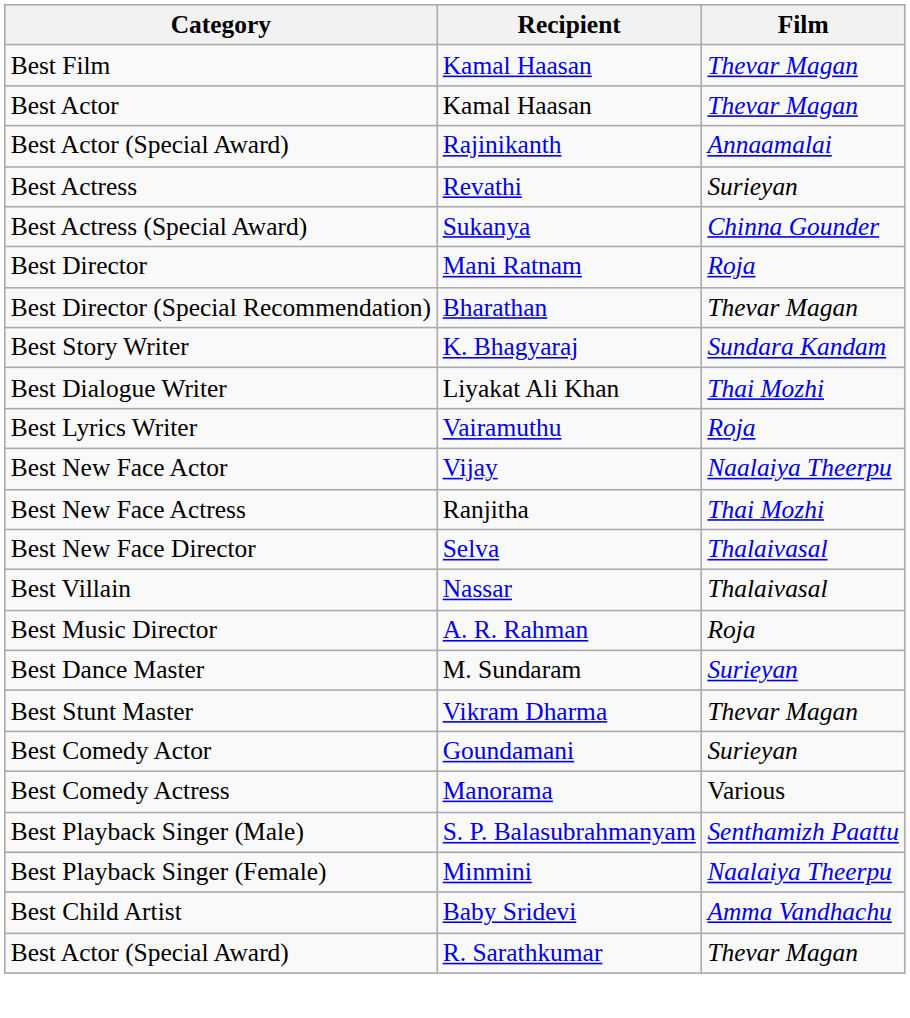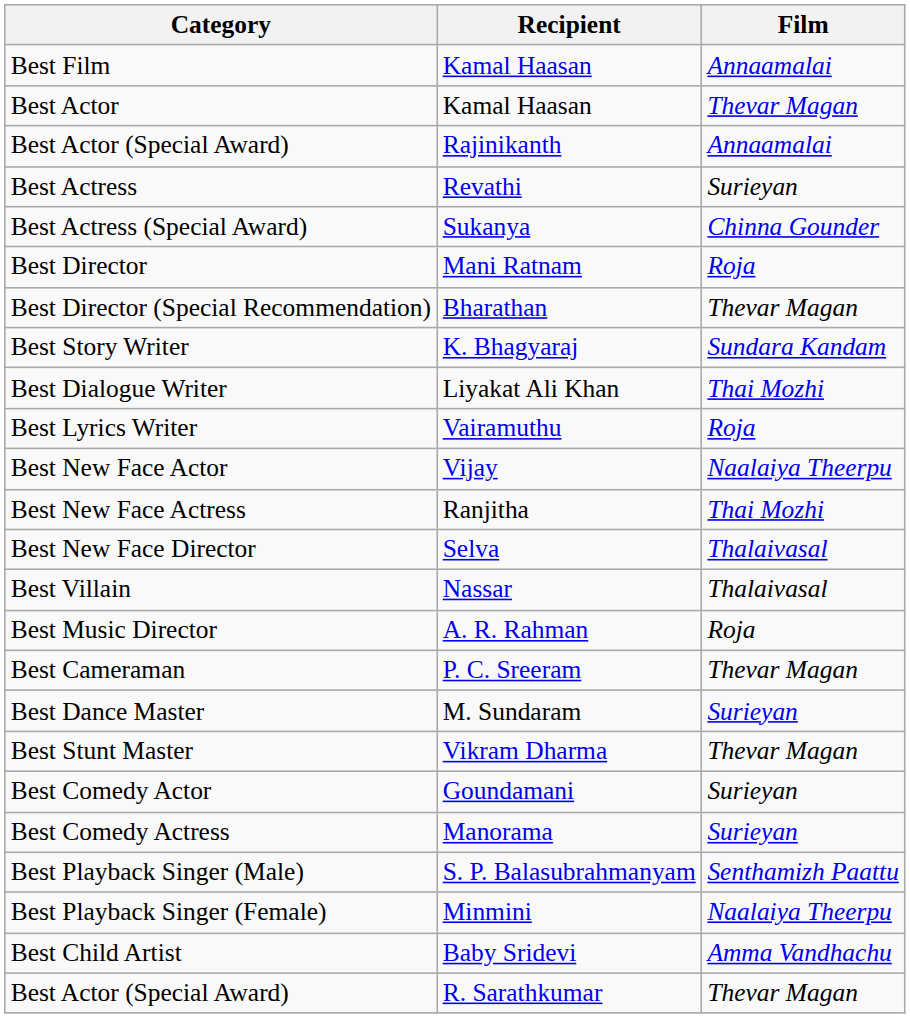(783, 65) Thevar Magan -> (770, 65) Annaamalai
+ row: (98, 670)
(746, 791) Various -> (753, 831) Surieyan
